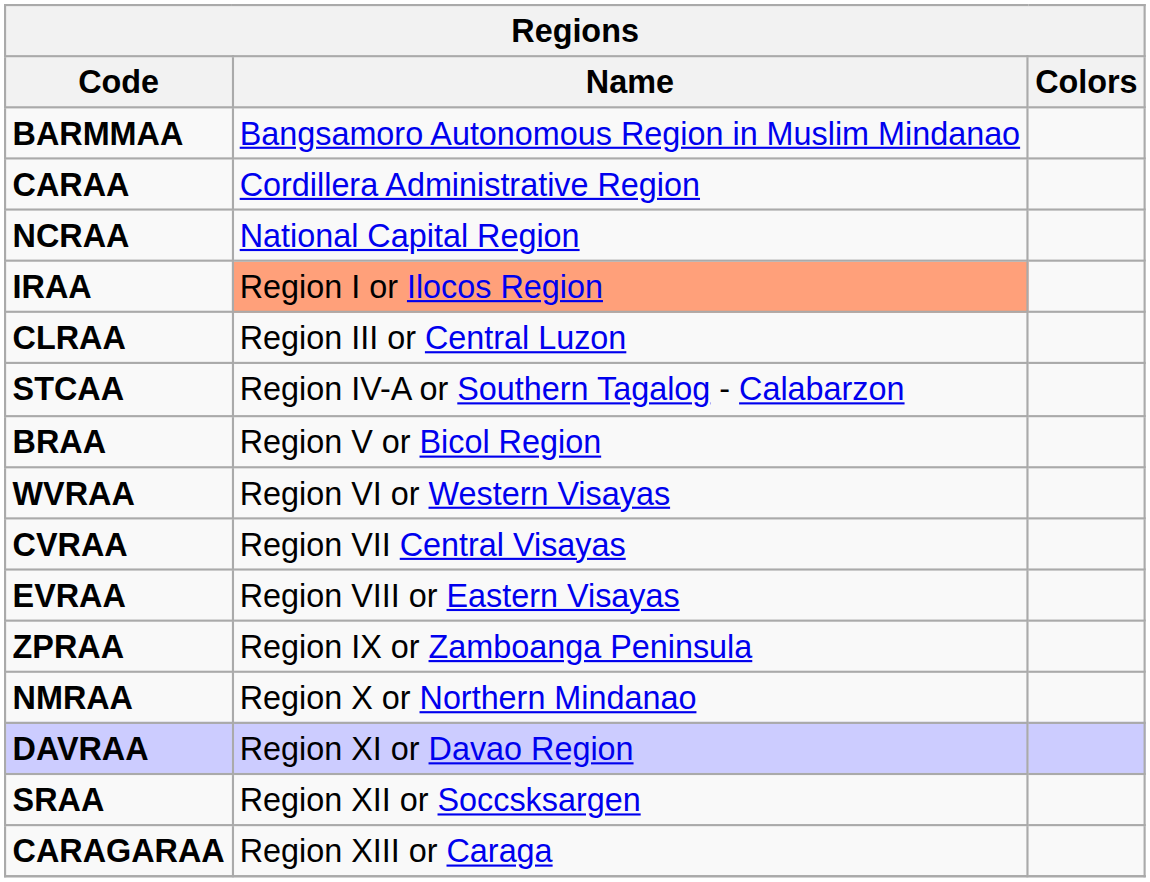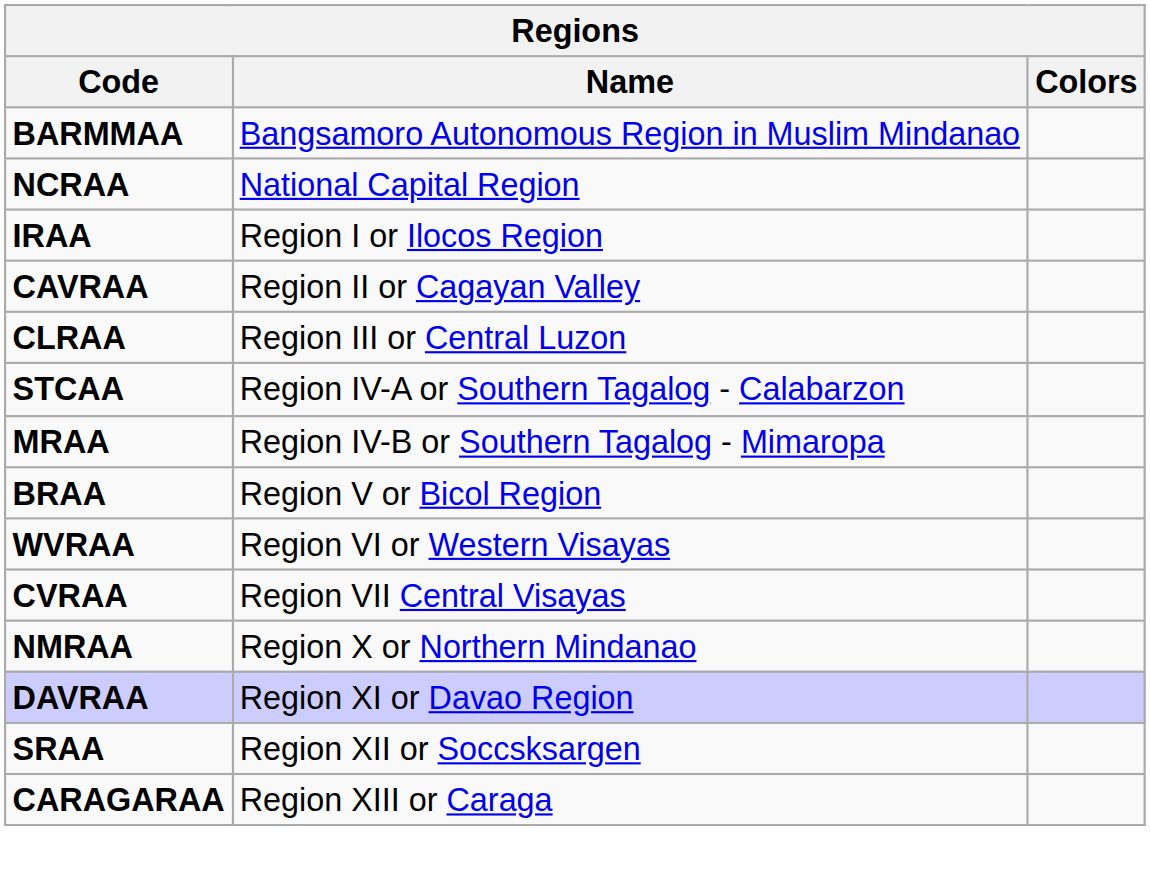- row: (71, 185)
(421, 287) lightsalmon background -> (421, 236) no background
+ row: (81, 287)
+ row: (61, 441)
- row: (69, 595)
- row: (68, 646)
